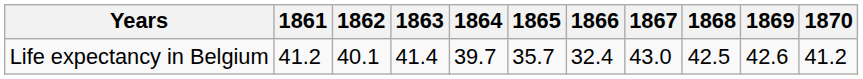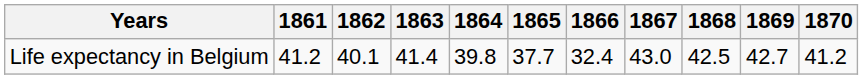(475, 56) 39.7 -> (475, 56) 39.8
(533, 56) 35.7 -> (533, 56) 37.7
(767, 56) 42.6 -> (767, 56) 42.7
